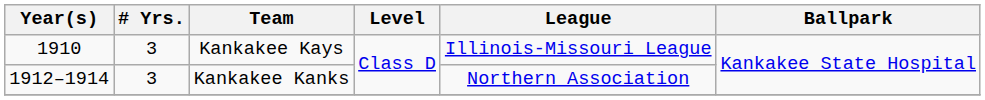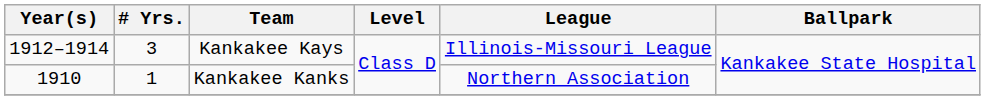(59, 50) 1910 -> (59, 50) 1912–1914
(59, 80) 1912–1914 -> (59, 80) 1910
(151, 80) 3 -> (151, 80) 1
